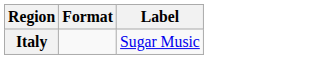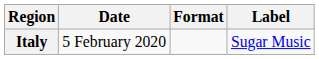+ column: (114, 16)
